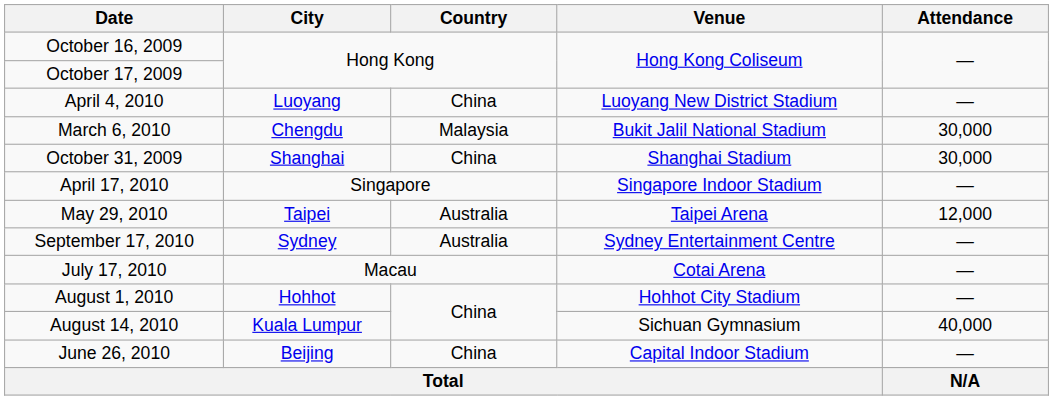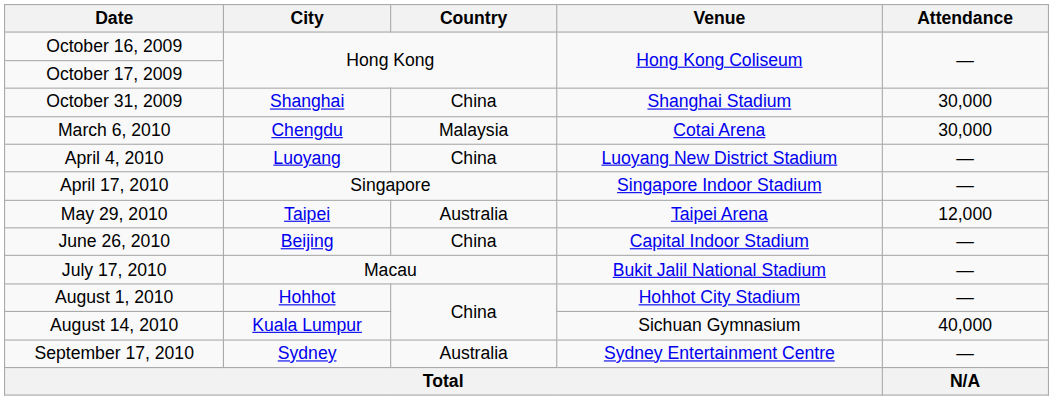rows swapped: (114, 158) <-> (114, 102)
(719, 130) Bukit Jalil National Stadium -> (719, 130) Cotai Arena
rows swapped: (114, 353) <-> (114, 241)
(719, 269) Cotai Arena -> (719, 269) Bukit Jalil National Stadium
